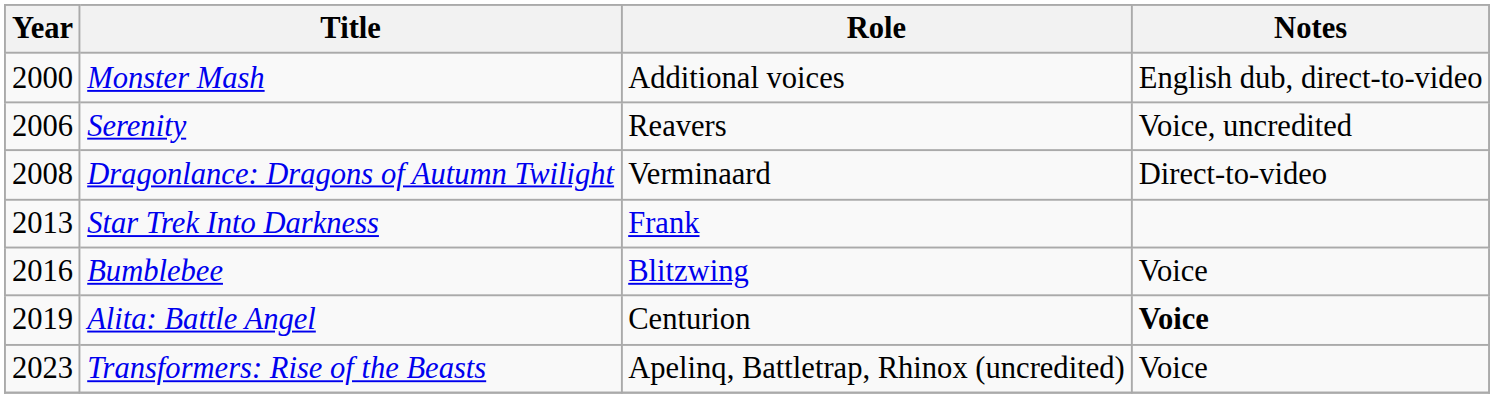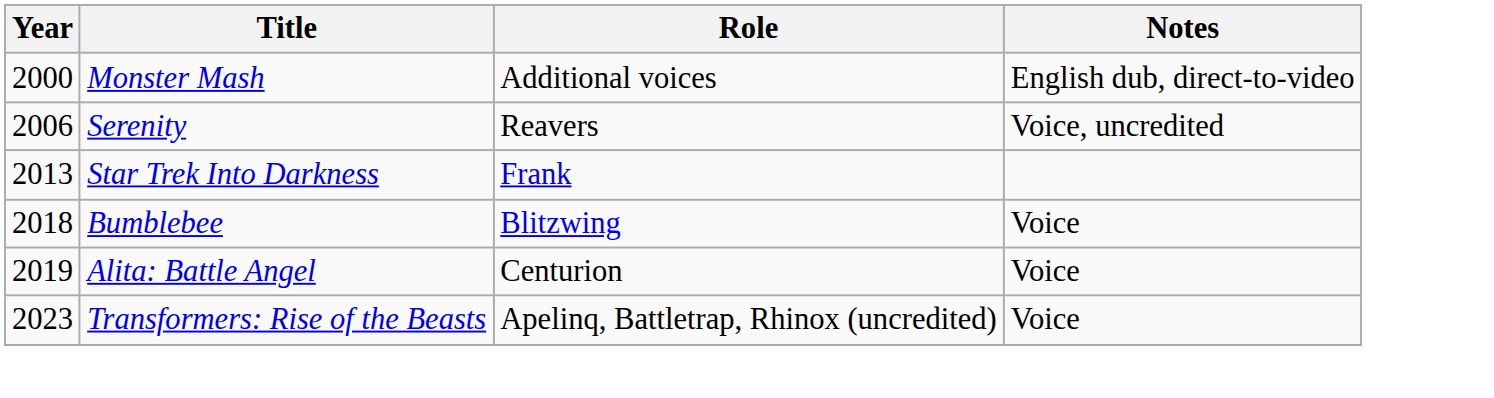- row: (351, 174)
(43, 271) 2016 -> (43, 222) 2018
(1174, 319) bold -> (1045, 271) normal
